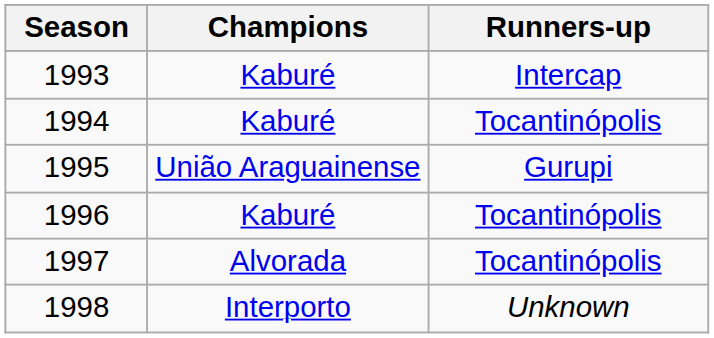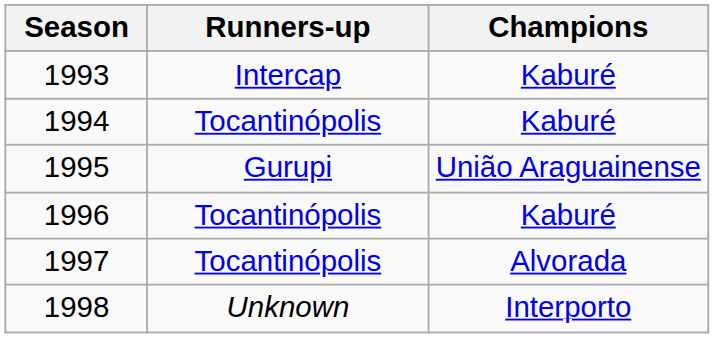columns swapped: (288, 27) <-> (568, 27)
